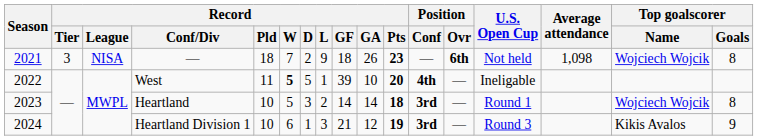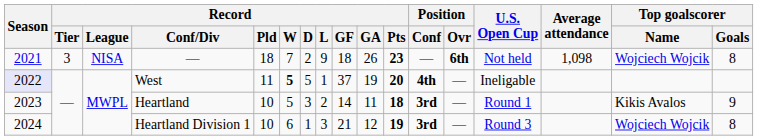(28, 80) no background -> (28, 80) lavender background
(344, 80) 39 -> (344, 80) 37
(371, 80) 10 -> (371, 80) 19
(371, 102) 14 -> (371, 102) 11
(662, 102) Wojciech Wojcik -> (650, 102) Kikis Avalos
(732, 102) 8 -> (732, 102) 9
(650, 124) Kikis Avalos -> (662, 124) Wojciech Wojcik
(732, 124) 9 -> (732, 124) 8
